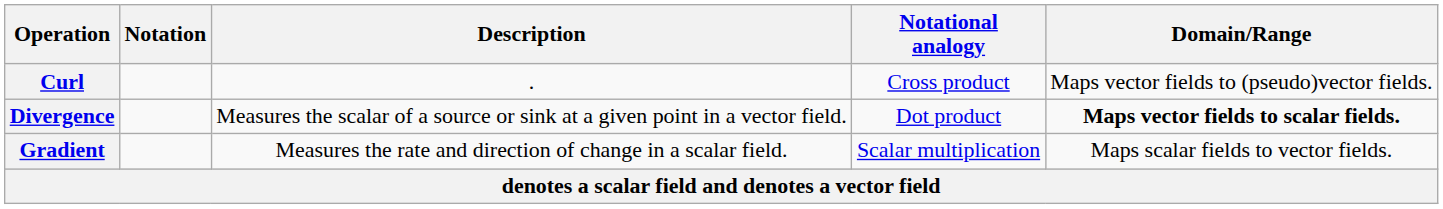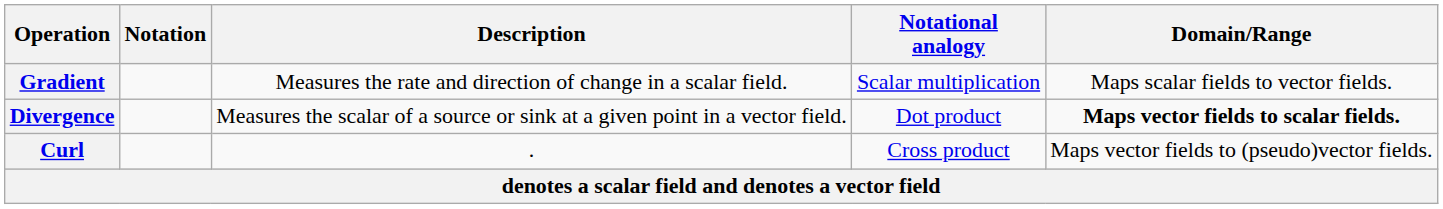rows swapped: (62, 150) <-> (62, 81)
